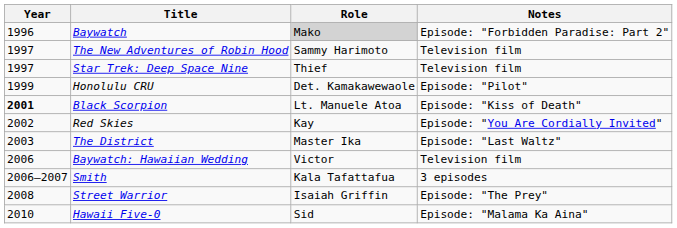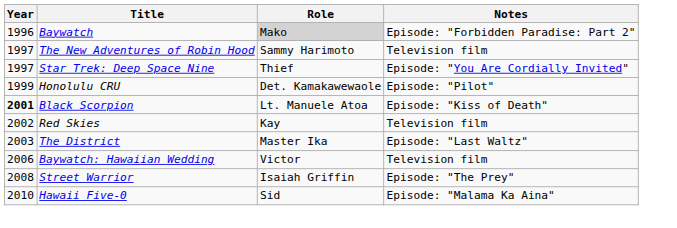(471, 68) Television film -> (508, 68) Episode: "You Are Cordially Invited"
(541, 123) Episode: "You Are Cordially Invited" -> (437, 123) Television film
- row: (90, 178)
